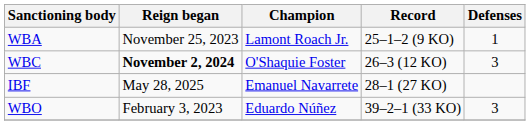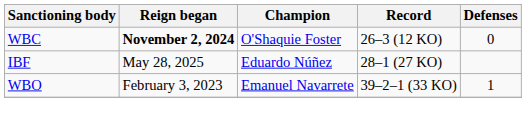- row: (25, 39)
(495, 62) 3 -> (491, 39) 0
(302, 85) Emanuel Navarrete -> (286, 62) Eduardo Núñez
(291, 108) Eduardo Núñez -> (297, 85) Emanuel Navarrete
(495, 108) 3 -> (491, 85) 1
